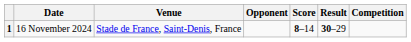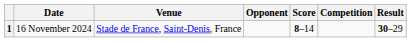columns swapped: (334, 12) <-> (378, 12)
